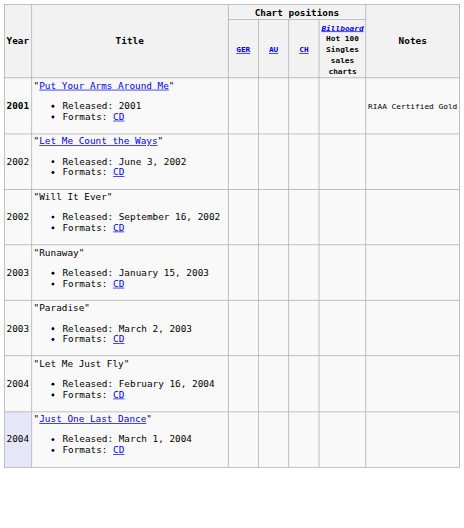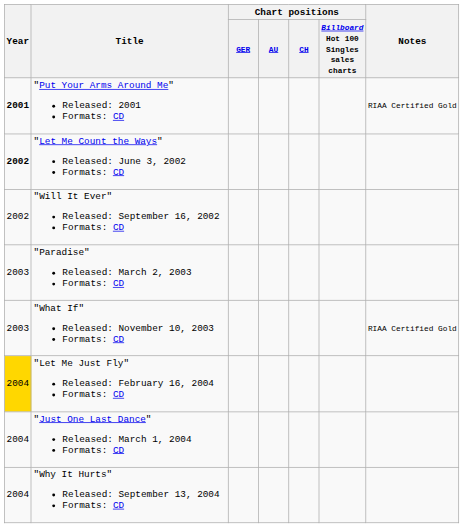(18, 161) normal -> (18, 161) bold
- row: (130, 268)
+ row: (130, 323)
(18, 384) no background -> (18, 384) gold background
(18, 439) lavender background -> (18, 439) no background
+ row: (130, 490)
